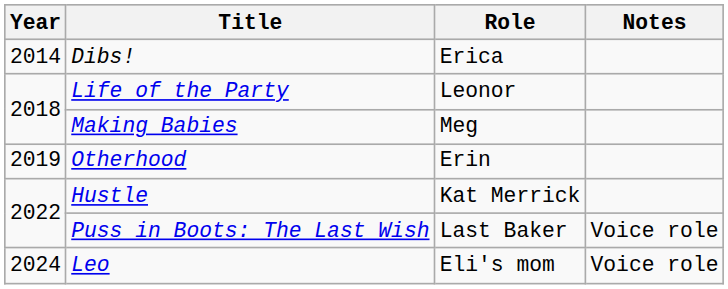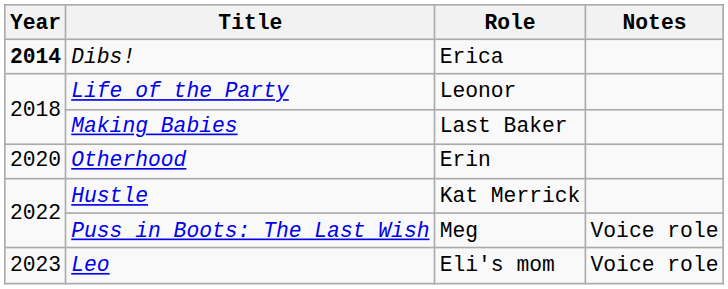(35, 57) normal -> (35, 57) bold
(459, 126) Meg -> (504, 126) Last Baker
(35, 161) 2019 -> (35, 161) 2020
(504, 231) Last Baker -> (459, 231) Meg
(35, 265) 2024 -> (35, 265) 2023
